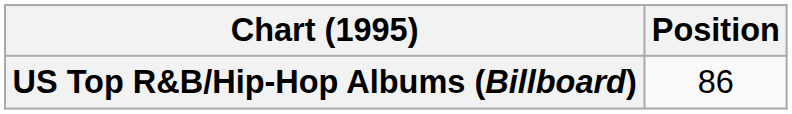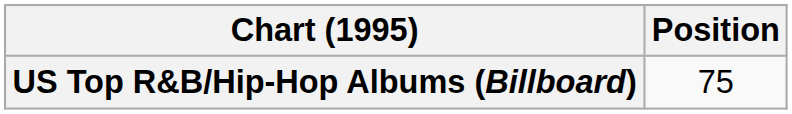(716, 81) 86 -> (716, 81) 75
